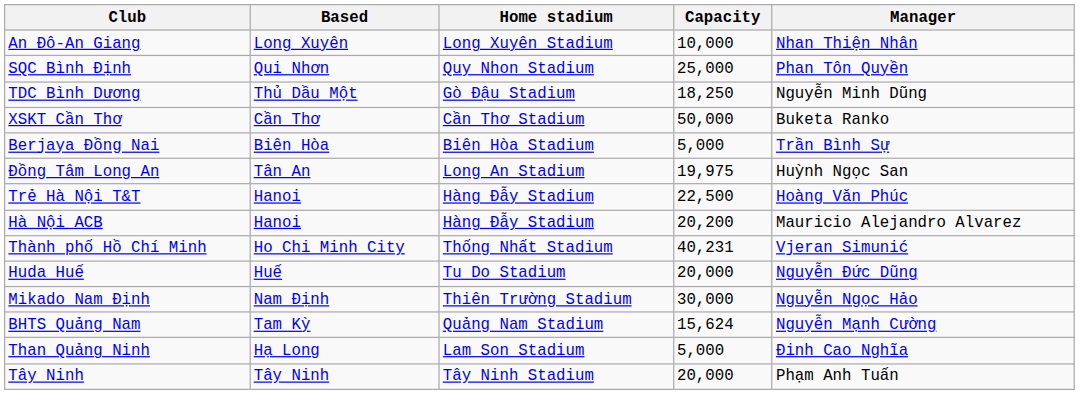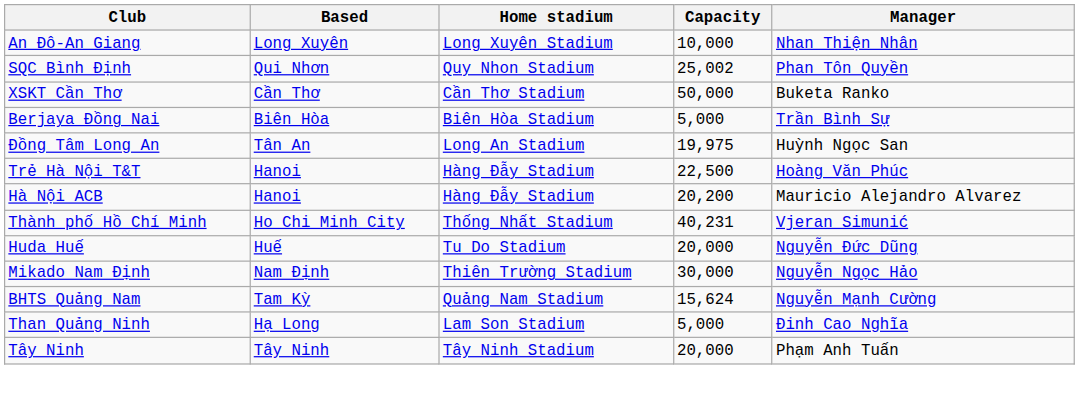(705, 69) 25,000 -> (705, 69) 25,002
- row: (74, 94)
